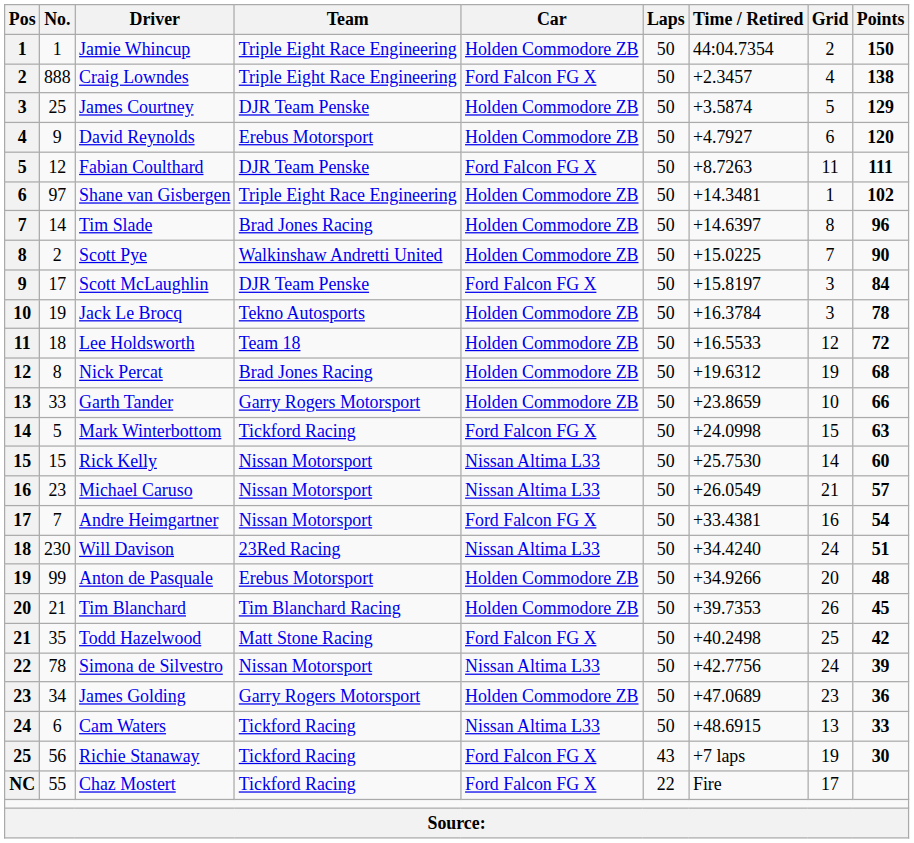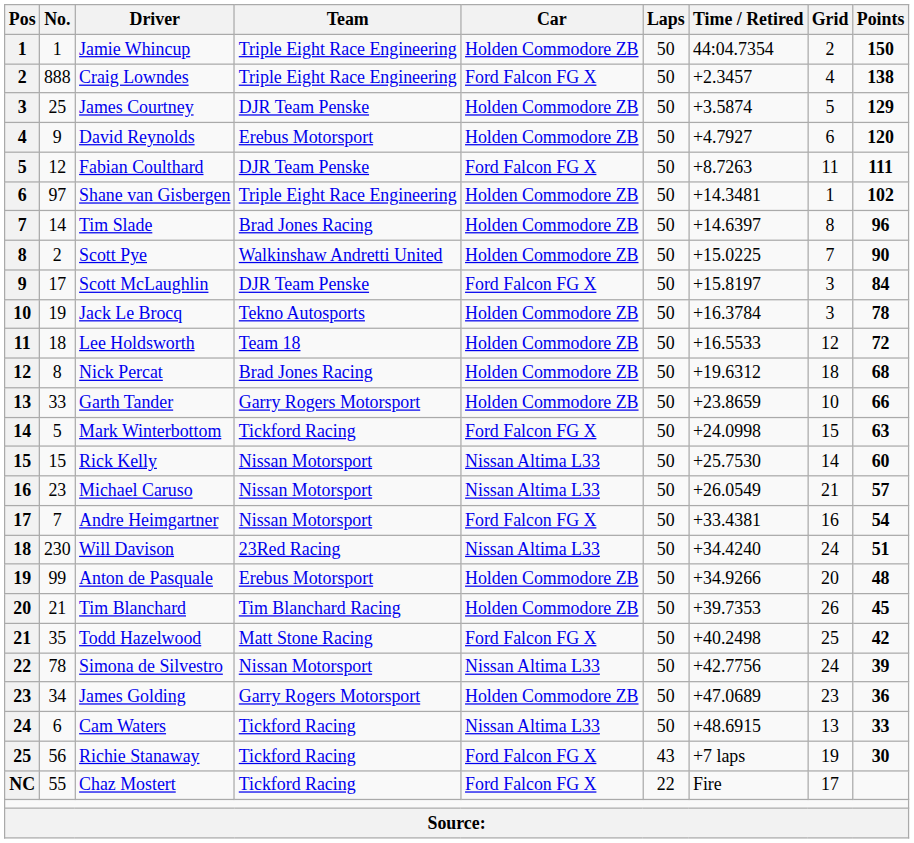(830, 373) 19 -> (830, 373) 18
